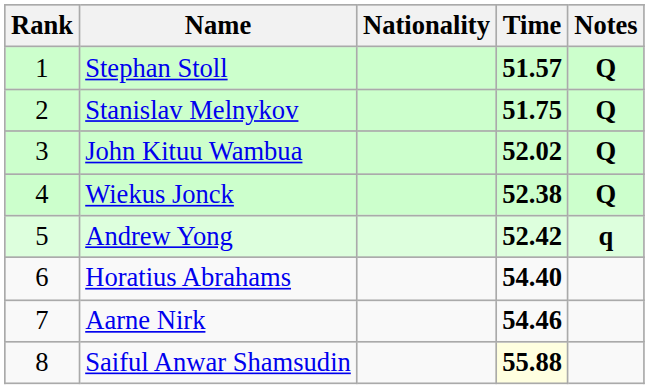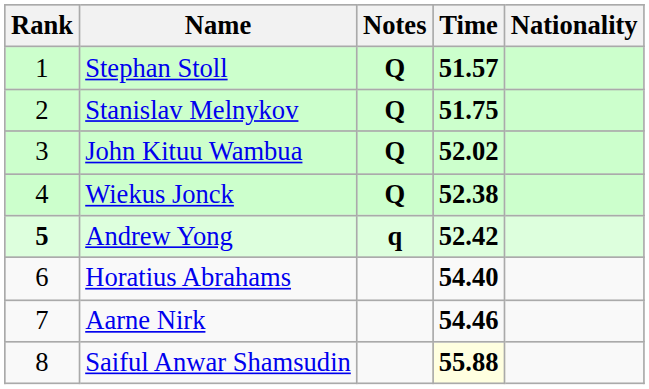columns swapped: (427, 25) <-> (606, 25)
(42, 236) normal -> (42, 236) bold
